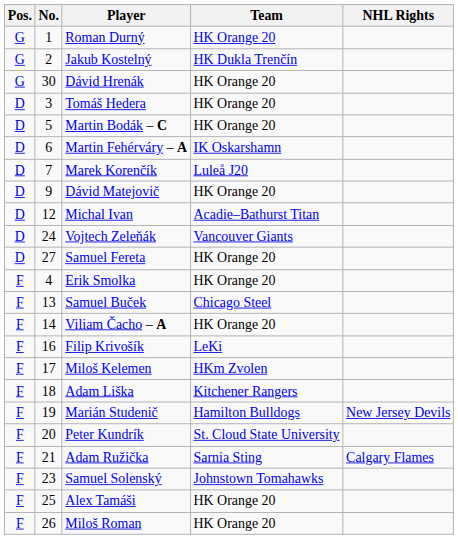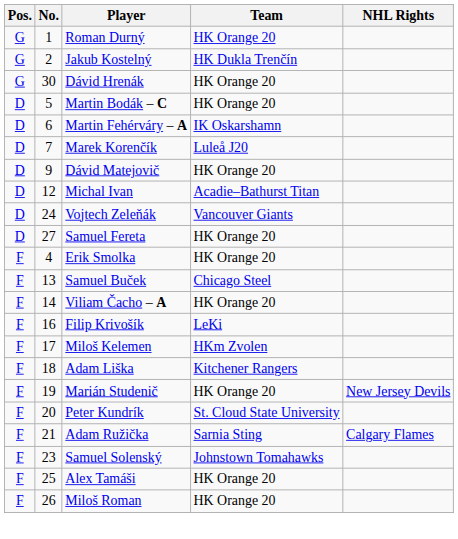- row: (106, 103)
(247, 412) Hamilton Bulldogs -> (235, 390) HK Orange 20
